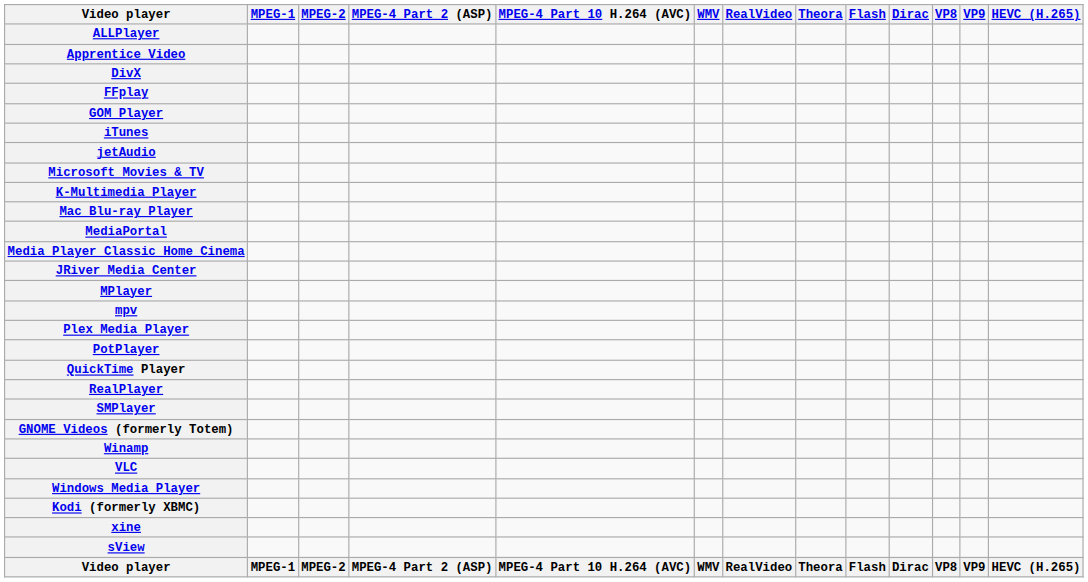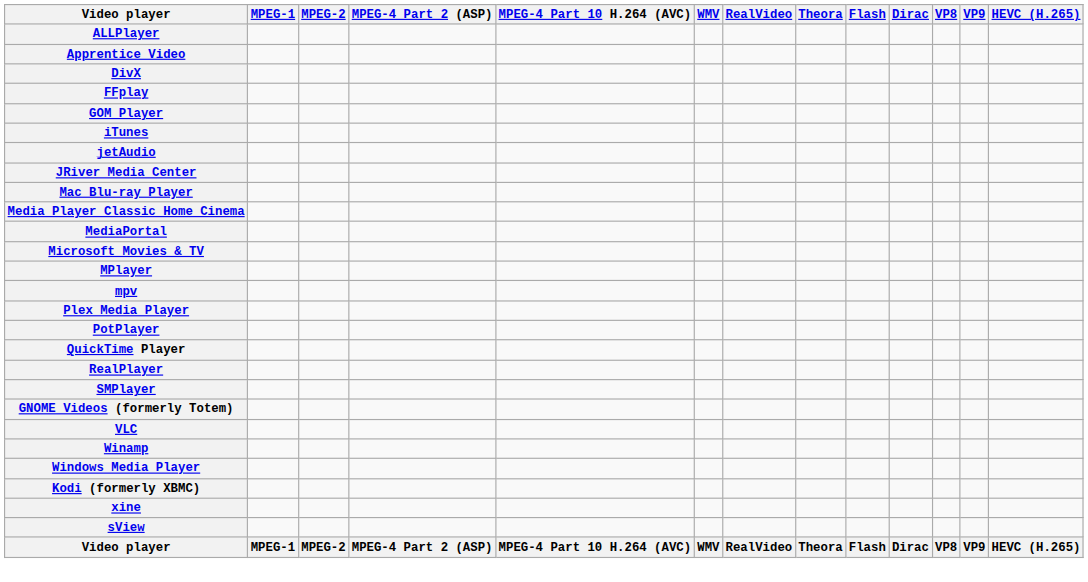rows swapped: (126, 271) <-> (126, 172)
- row: (126, 192)
rows swapped: (126, 251) <-> (126, 231)
rows swapped: (126, 468) <-> (126, 448)
